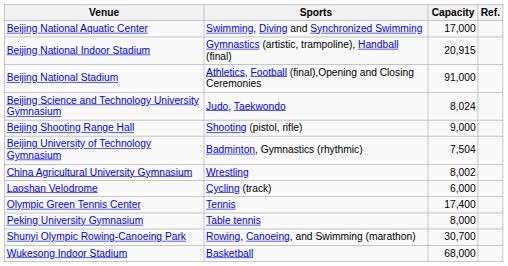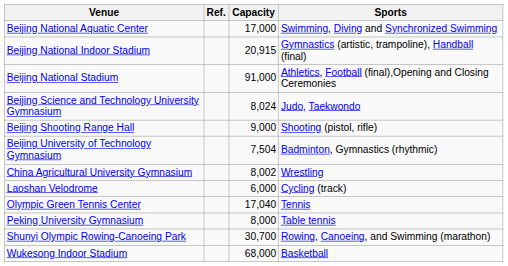columns swapped: (316, 12) <-> (490, 12)
(460, 204) 17,400 -> (261, 204) 17,040
